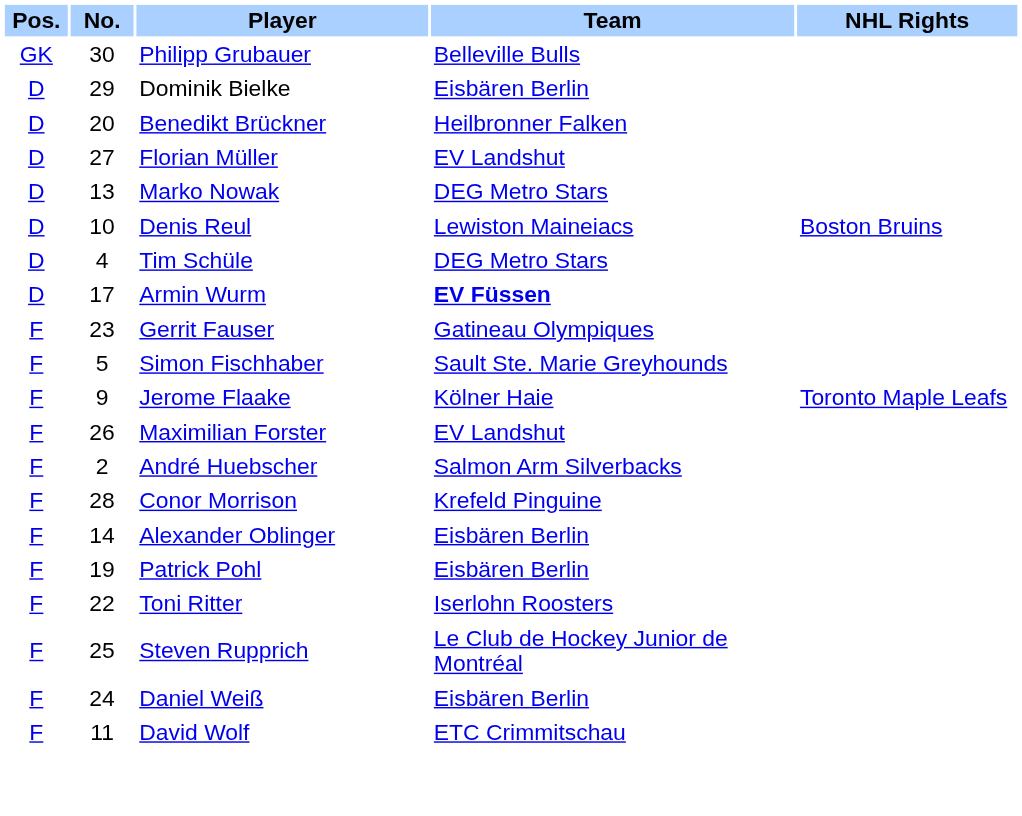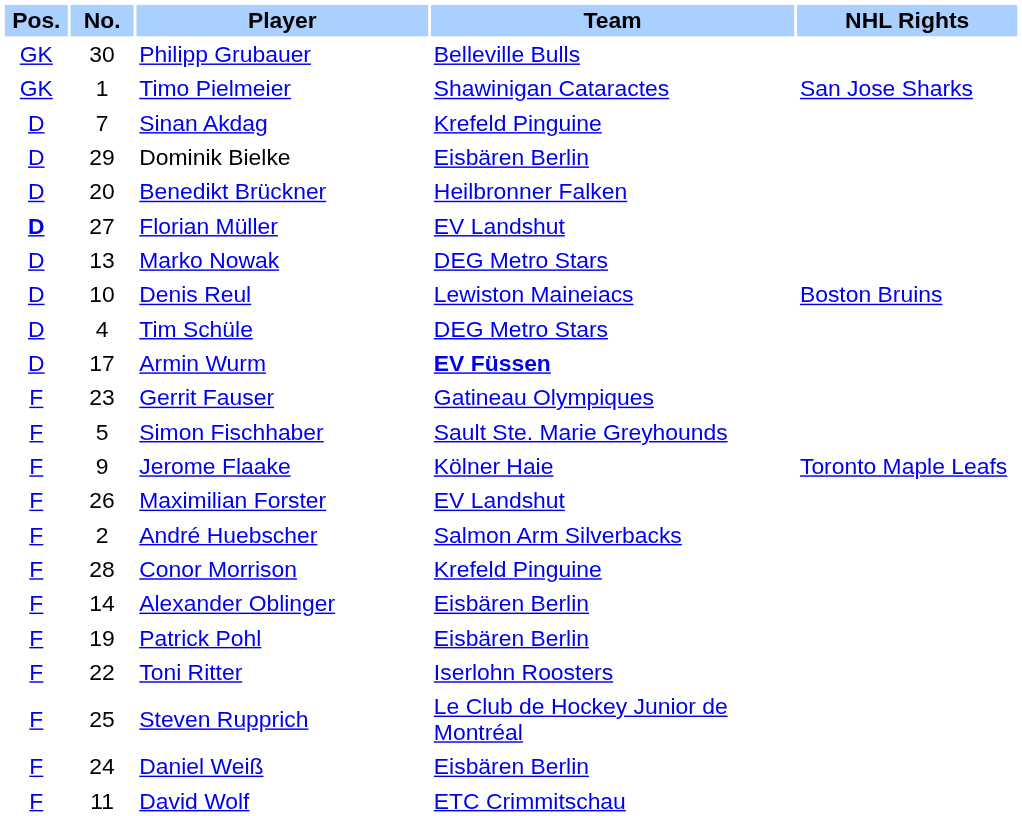+ row: (215, 89)
+ row: (204, 123)
(36, 157) normal -> (36, 226) bold
